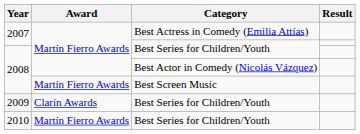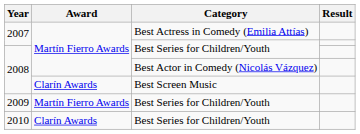(82, 84) Martín Fierro Awards -> (66, 84) Clarín Awards
(66, 102) Clarín Awards -> (82, 102) Martín Fierro Awards
(82, 120) Martín Fierro Awards -> (66, 120) Clarín Awards
